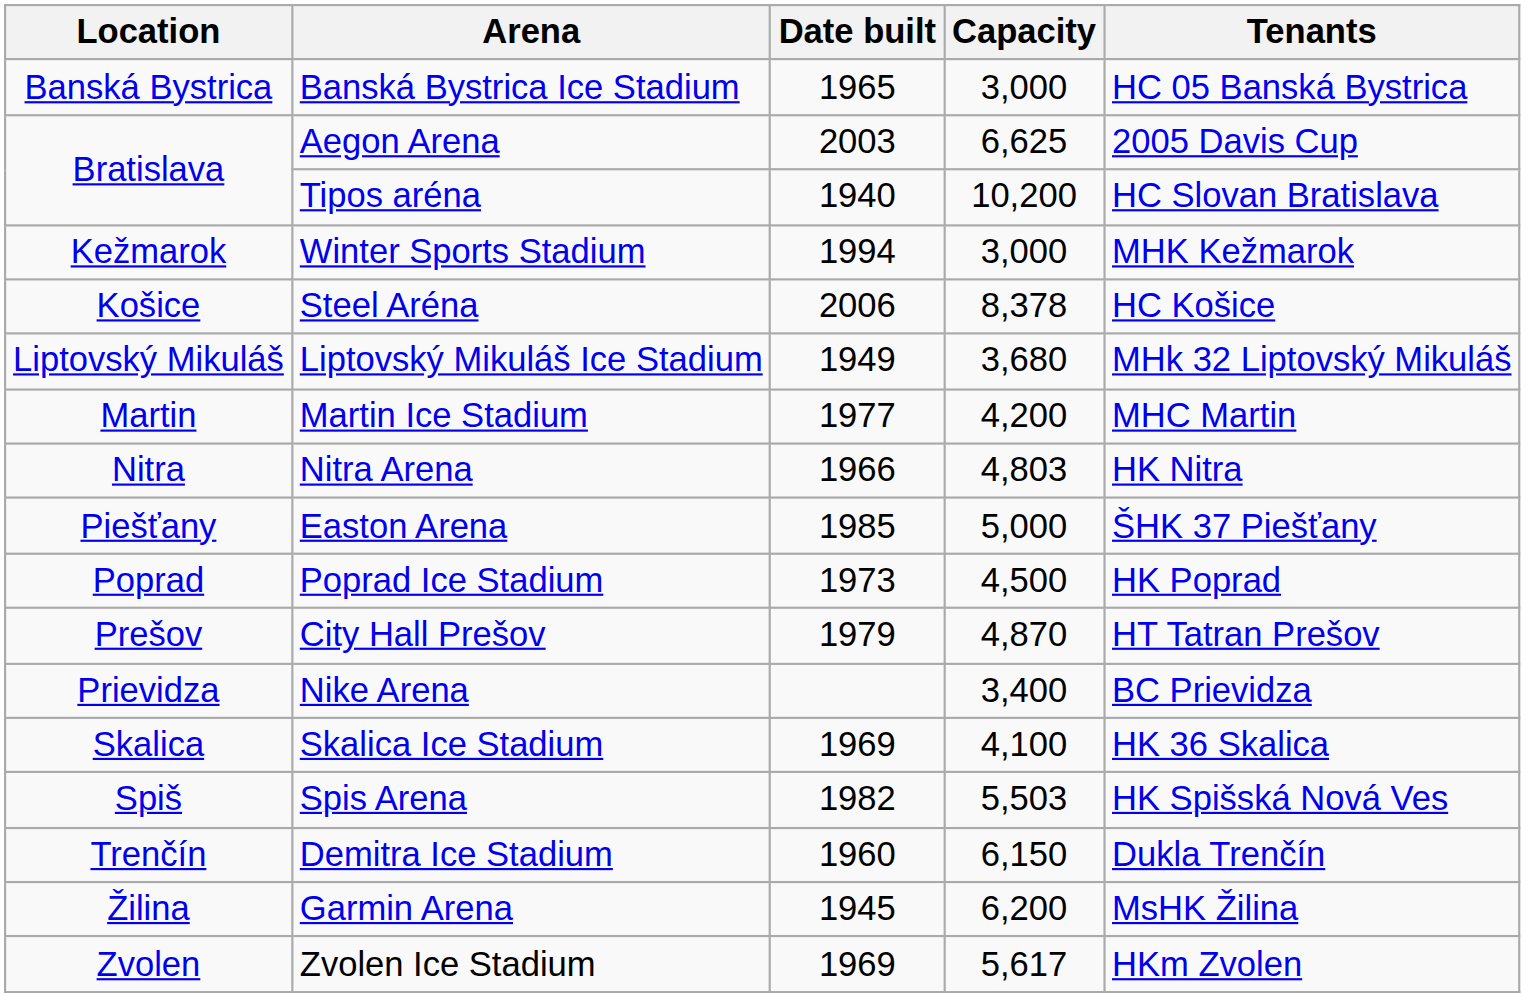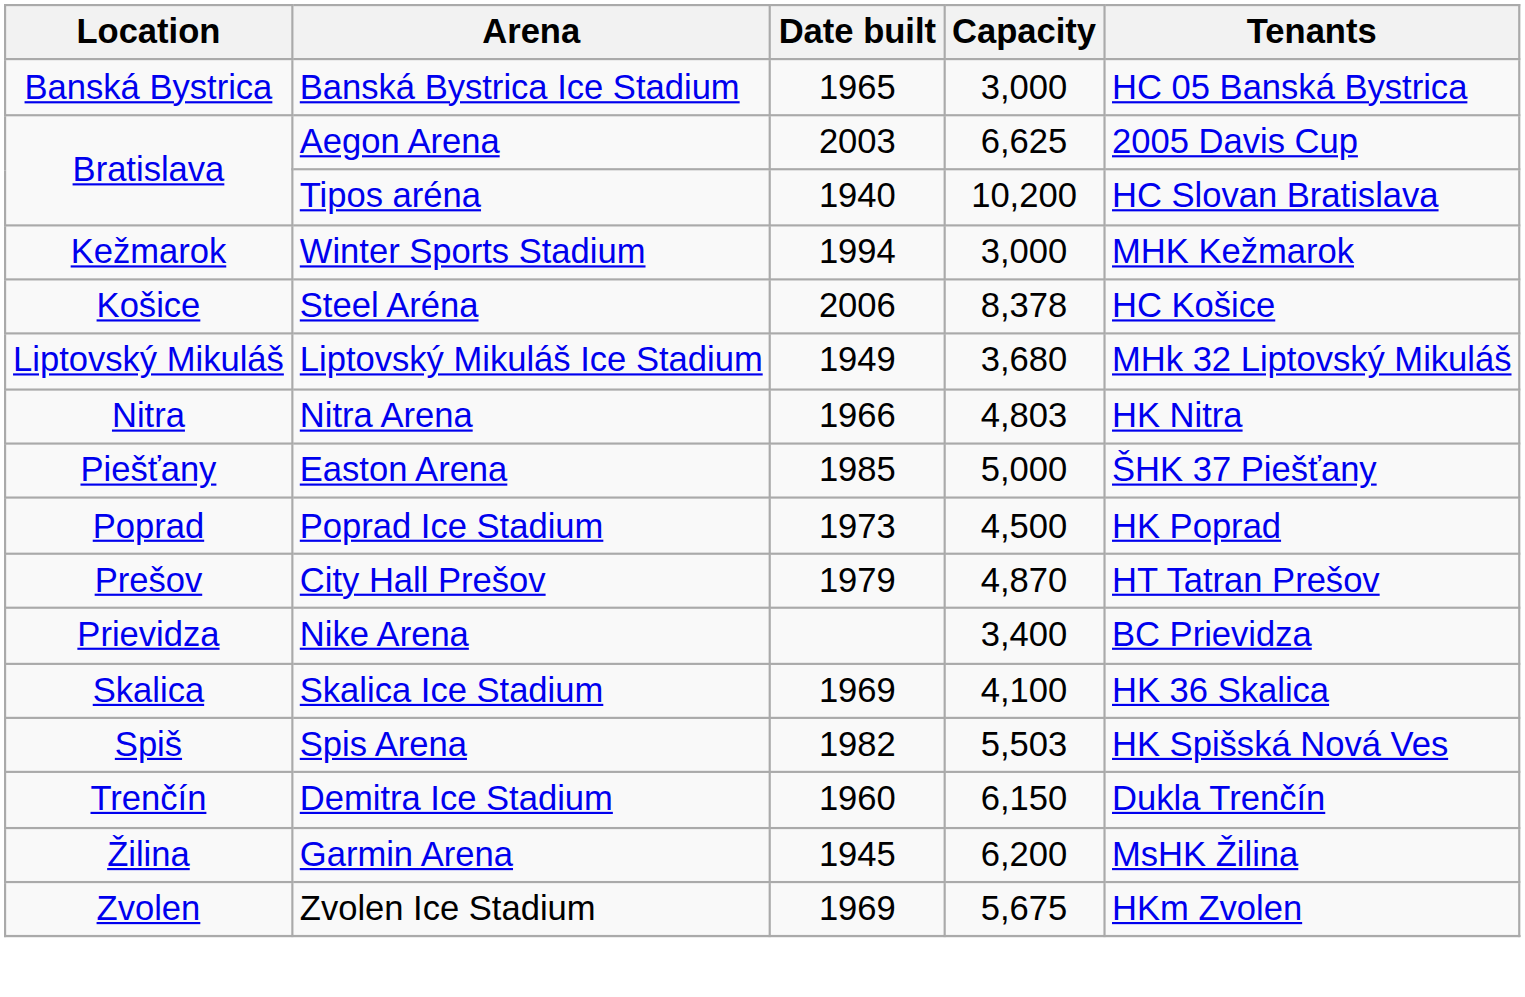- row: (444, 415)
(1024, 963) 5,617 -> (1024, 908) 5,675
